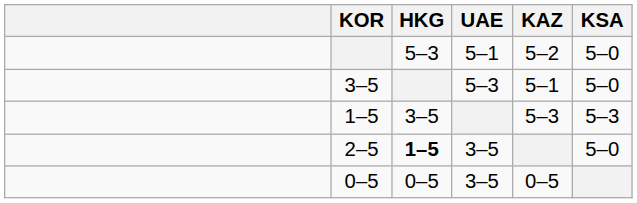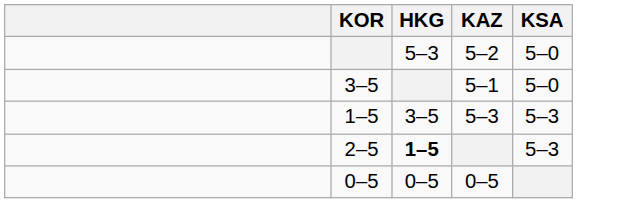- column: (482, 20)
(602, 149) 5–0 -> (542, 149) 5–3
